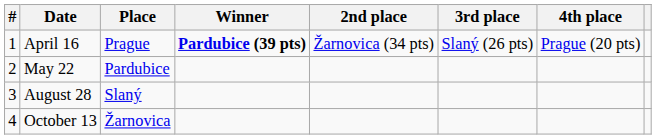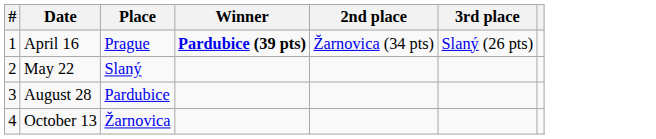- column: (590, 17)
(137, 69) Pardubice -> (123, 69) Slaný
(123, 95) Slaný -> (137, 95) Pardubice
